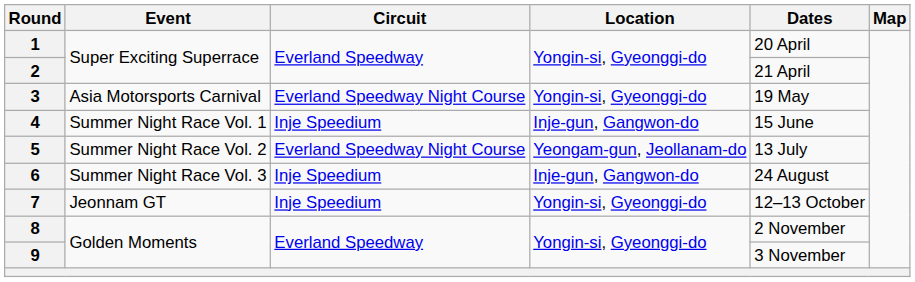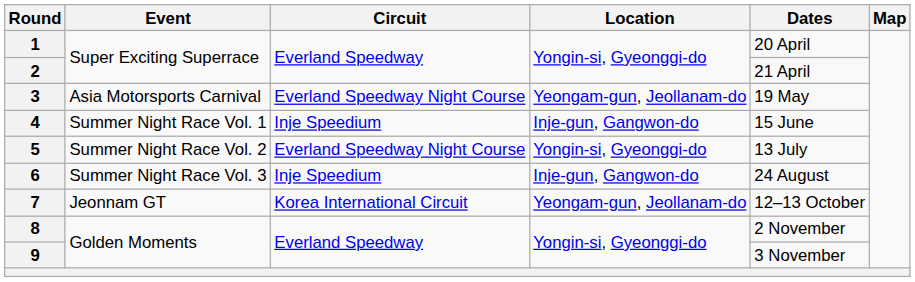(620, 96) Yongin-si, Gyeonggi-do -> (640, 96) Yeongam-gun, Jeollanam-do
(640, 149) Yeongam-gun, Jeollanam-do -> (620, 149) Yongin-si, Gyeonggi-do
(328, 202) Inje Speedium -> (371, 202) Korea International Circuit
(620, 202) Yongin-si, Gyeonggi-do -> (640, 202) Yeongam-gun, Jeollanam-do
